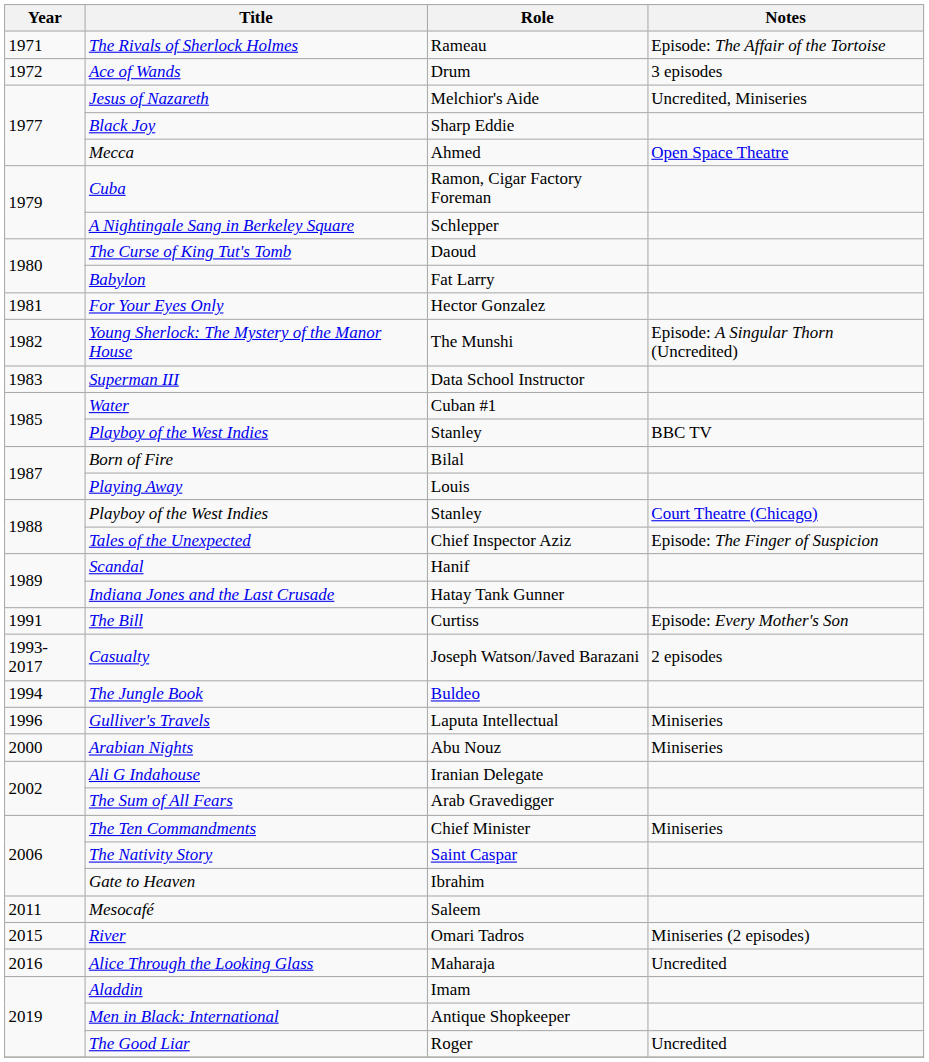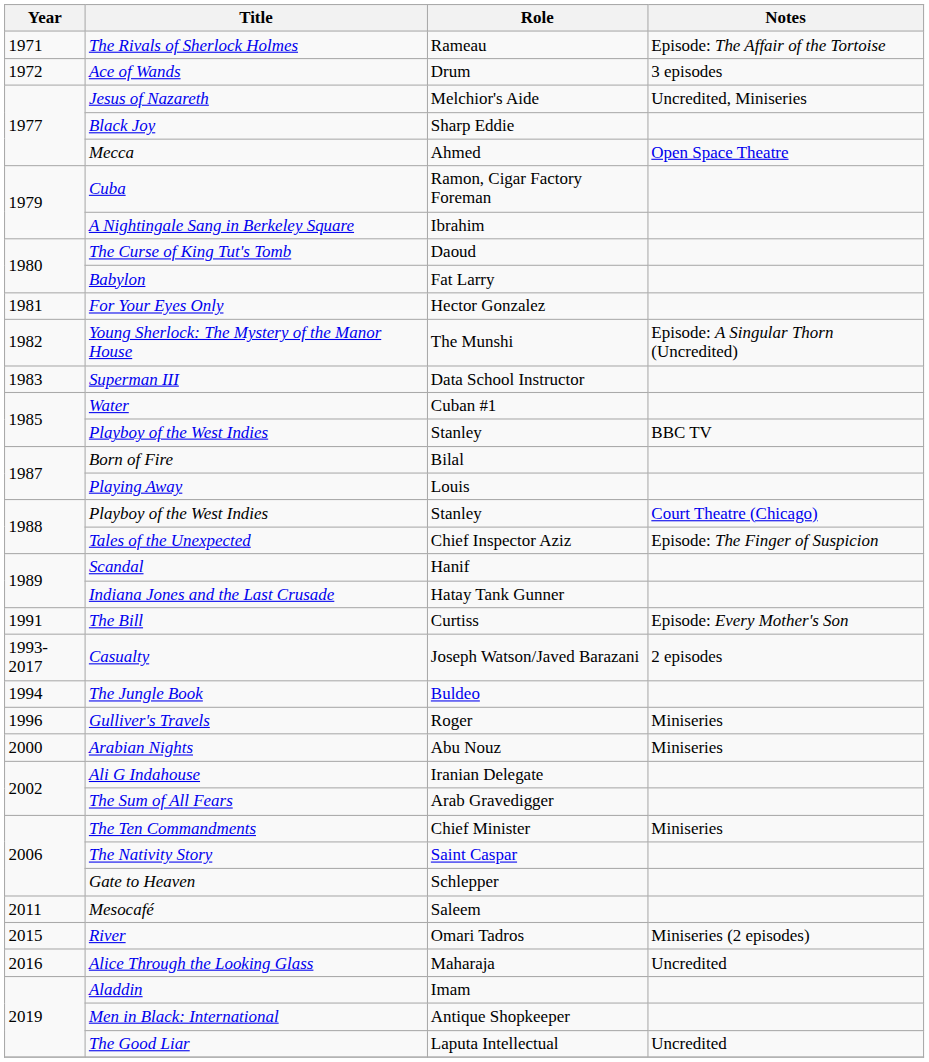(465, 225) Schlepper -> (458, 225) Ibrahim
(495, 720) Laputa Intellectual -> (452, 720) Roger
(458, 882) Ibrahim -> (465, 882) Schlepper
(452, 1043) Roger -> (495, 1043) Laputa Intellectual
